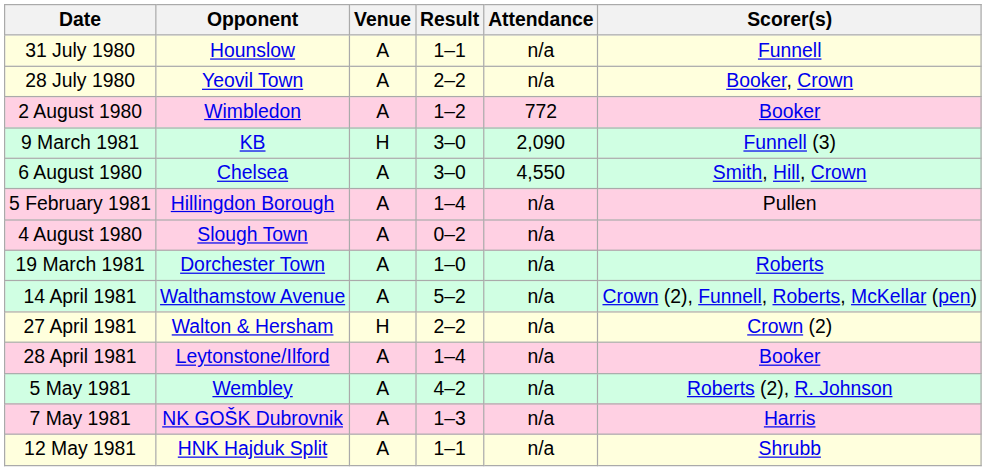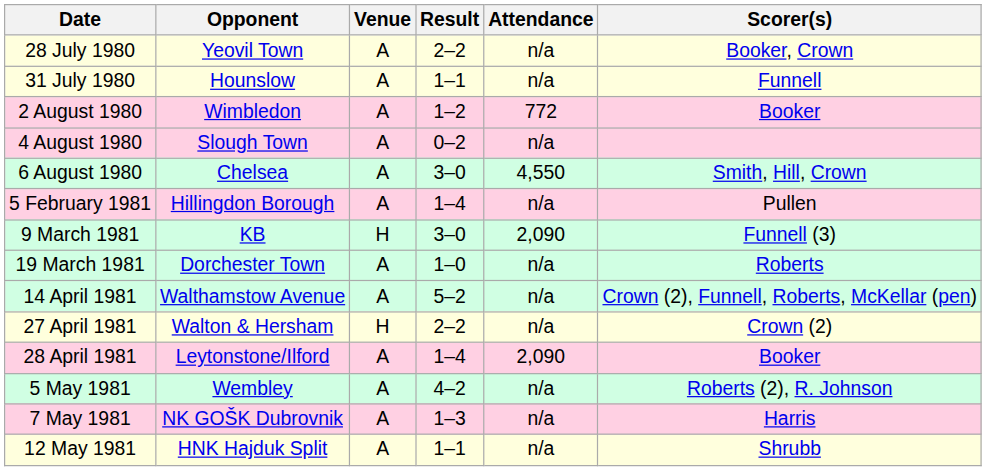rows swapped: (80, 81) <-> (80, 50)
rows swapped: (80, 234) <-> (80, 142)
(541, 357) n/a -> (541, 357) 2,090
